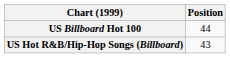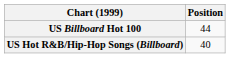(205, 45) 43 -> (205, 45) 40
